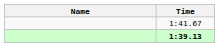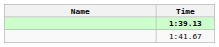rows swapped: (185, 36) <-> (185, 23)
